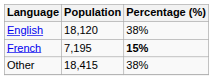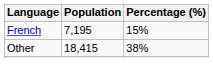- row: (25, 30)
(137, 48) bold -> (137, 30) normal
